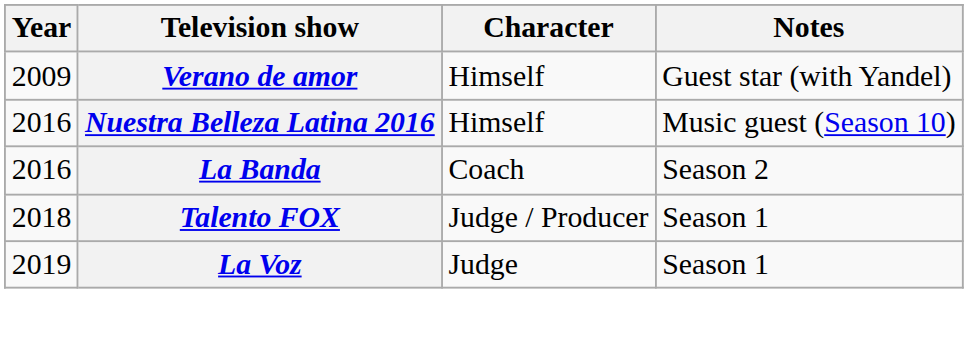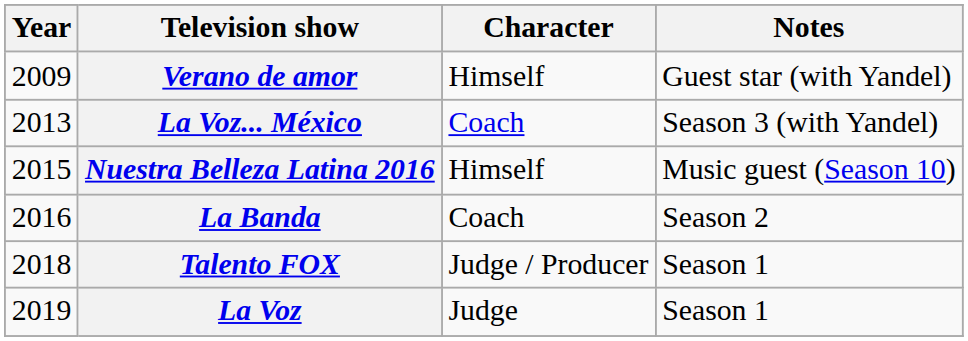+ row: (260, 122)
(42, 122) 2016 -> (42, 169) 2015
